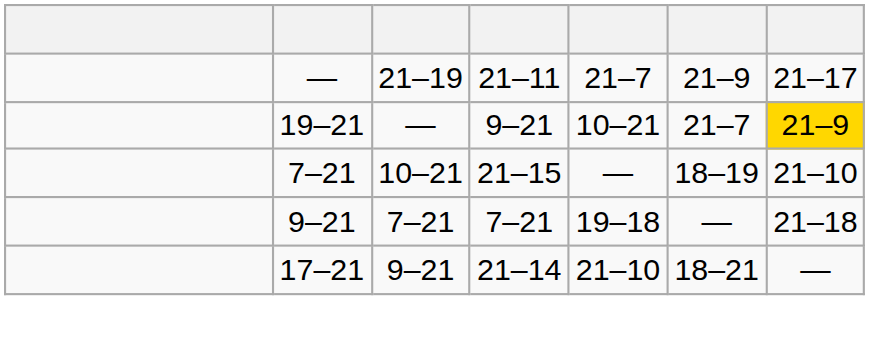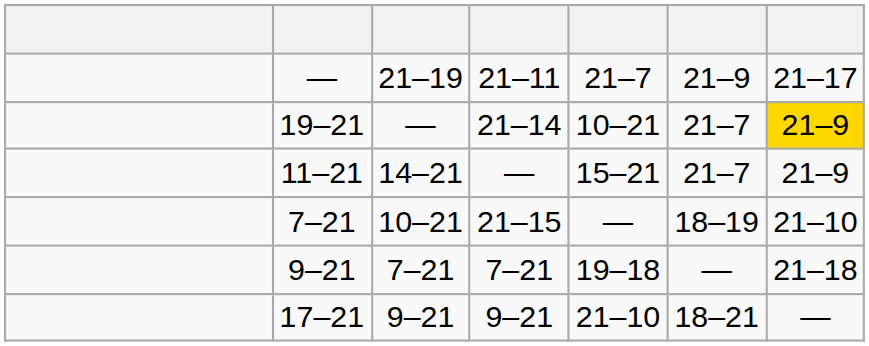(519, 125) 9–21 -> (519, 125) 21–14
+ row: (322, 173)
(519, 269) 21–14 -> (519, 317) 9–21
